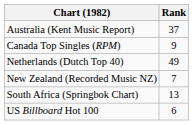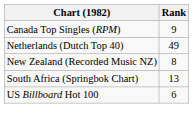- row: (70, 29)
(174, 78) 7 -> (174, 62) 8
